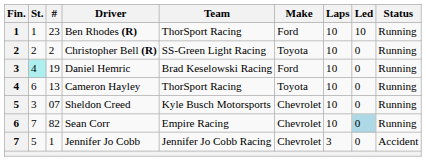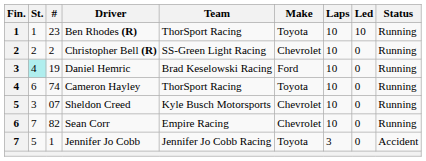(288, 32) Ford -> (293, 32) Toyota
(293, 50) Toyota -> (299, 50) Chevrolet
(54, 87) 13 -> (54, 87) 74
(357, 123) lightblue background -> (357, 123) no background
(299, 141) Chevrolet -> (293, 141) Toyota
